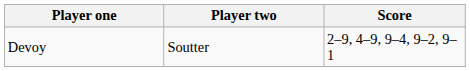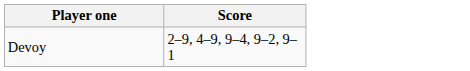- column: (244, 15)
